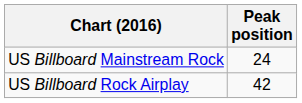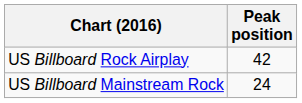rows swapped: (116, 60) <-> (98, 85)
